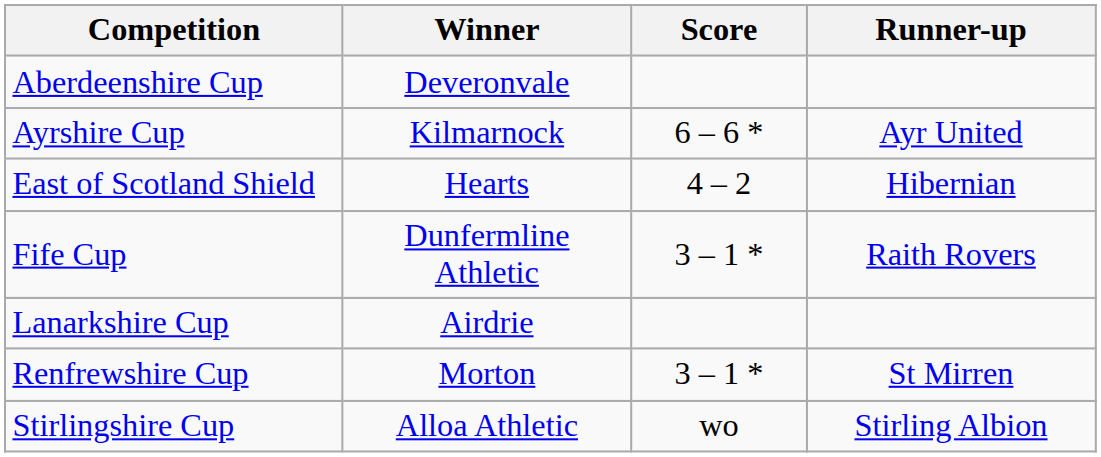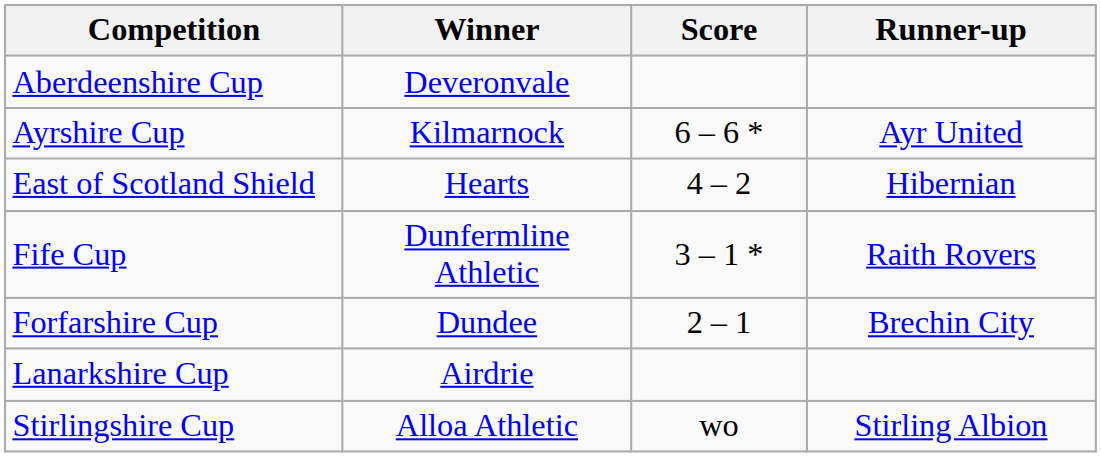+ row: (115, 322)
- row: (130, 374)
